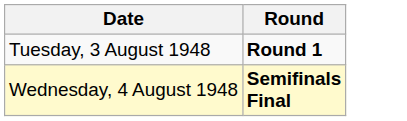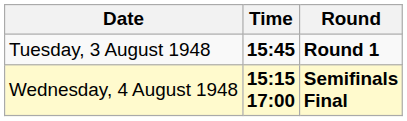+ column: (271, 19)
